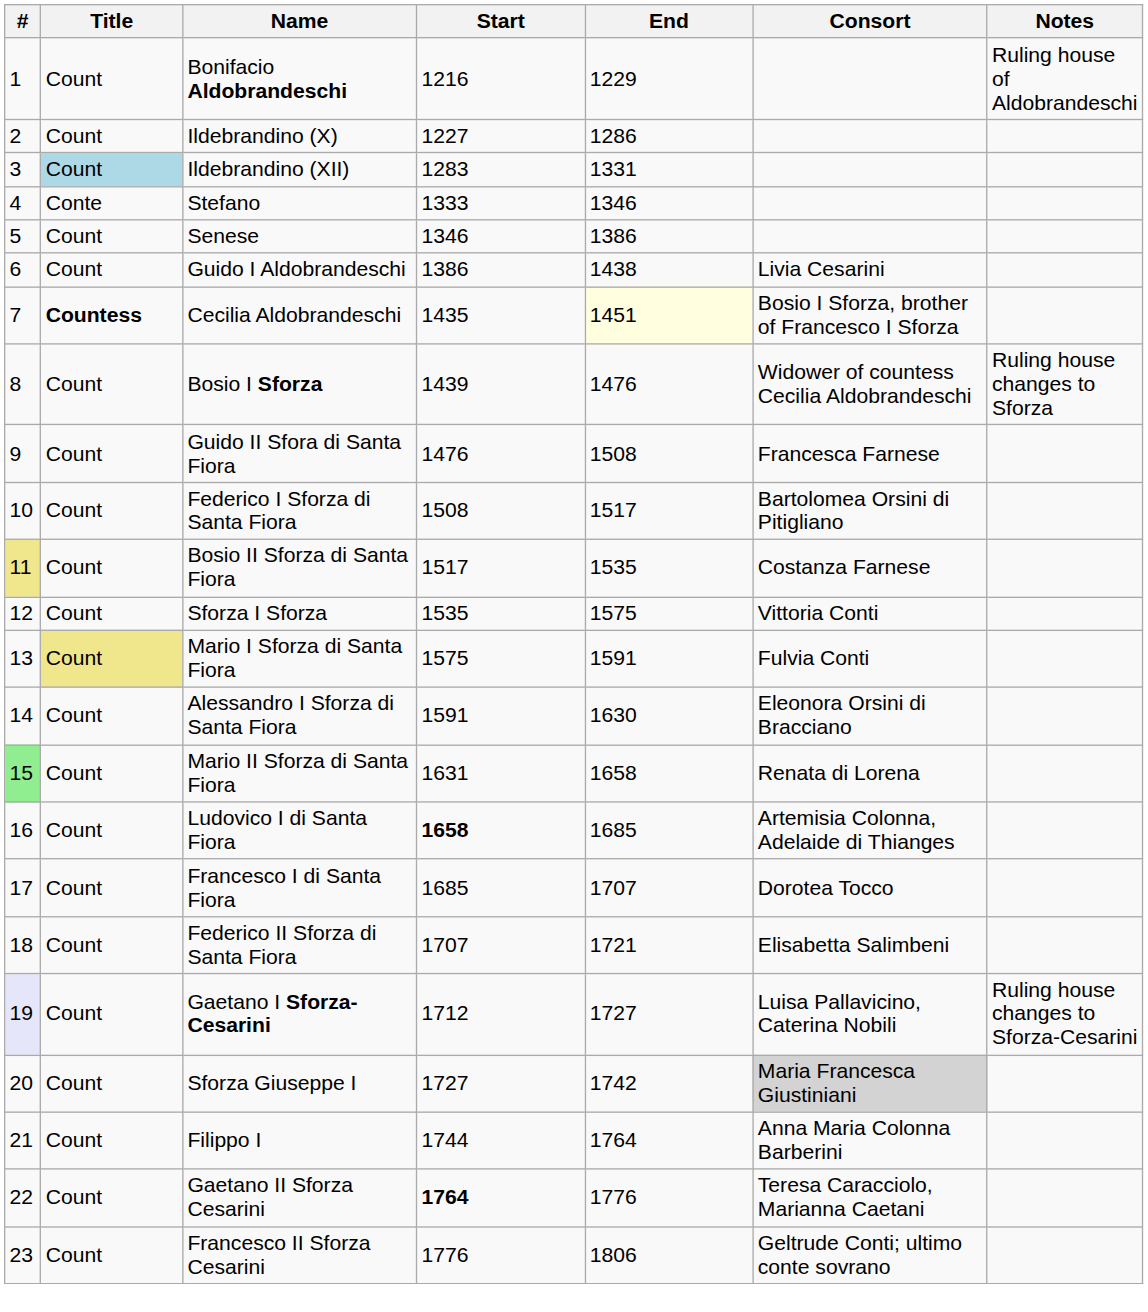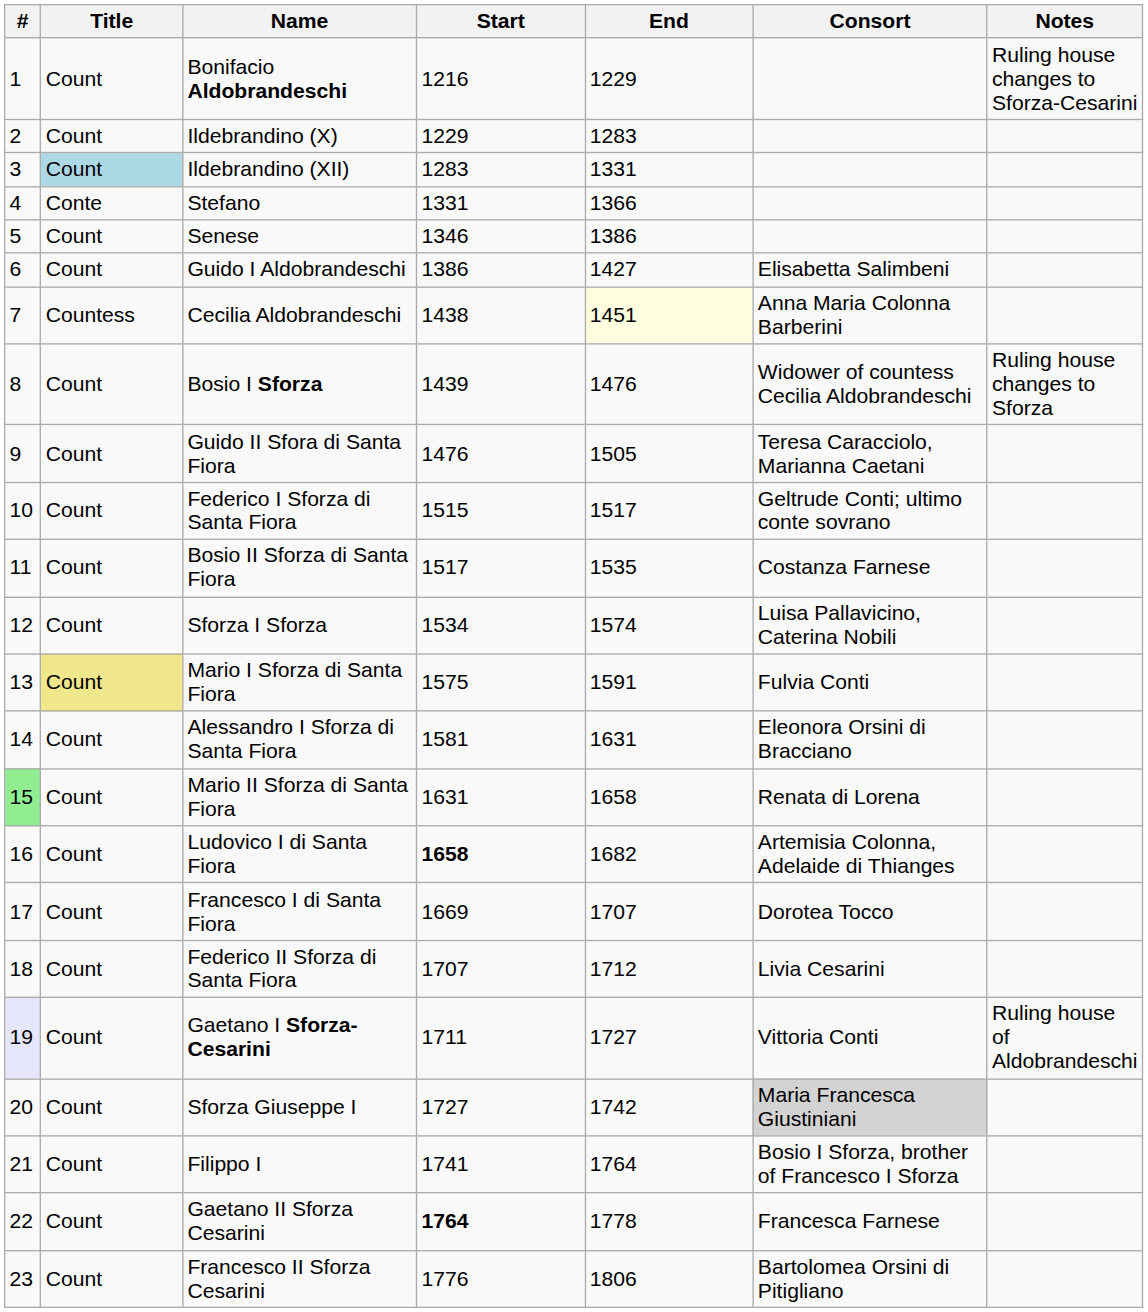(1065, 78) Ruling house of Aldobrandeschi -> (1065, 78) Ruling house changes to Sforza-Cesarini
(445, 135) 1227 -> (445, 135) 1229
(613, 135) 1286 -> (613, 135) 1283
(445, 202) 1333 -> (445, 202) 1331
(613, 202) 1346 -> (613, 202) 1366
(613, 269) 1438 -> (613, 269) 1427
(821, 269) Livia Cesarini -> (853, 269) Elisabetta Salimbeni
(94, 315) bold -> (90, 315) normal
(445, 315) 1435 -> (445, 315) 1438
(863, 315) Bosio I Sforza, brother of Francesco I Sforza -> (854, 315) Anna Maria Colonna Barberini
(613, 453) 1508 -> (613, 453) 1505
(849, 453) Francesca Farnese -> (845, 453) Teresa Caracciolo, Marianna Caetani
(445, 510) 1508 -> (445, 510) 1515
(853, 510) Bartolomea Orsini di Pitigliano -> (860, 510) Geltrude Conti; ultimo conte sovrano
(20, 567) khaki background -> (20, 567) no background
(445, 613) 1535 -> (445, 625) 1534
(613, 613) 1575 -> (613, 625) 1574
(818, 613) Vittoria Conti -> (839, 625) Luisa Pallavicino, Caterina Nobili
(445, 715) 1591 -> (445, 739) 1581
(613, 715) 1630 -> (613, 739) 1631
(613, 830) 1685 -> (613, 854) 1682
(445, 887) 1685 -> (445, 911) 1669
(613, 944) 1721 -> (613, 968) 1712
(853, 944) Elisabetta Salimbeni -> (821, 968) Livia Cesarini
(445, 1014) 1712 -> (444, 1037) 1711
(839, 1014) Luisa Pallavicino, Caterina Nobili -> (818, 1037) Vittoria Conti
(1065, 1014) Ruling house changes to Sforza-Cesarini -> (1065, 1037) Ruling house of Aldobrandeschi
(445, 1140) 1744 -> (445, 1164) 1741
(854, 1140) Anna Maria Colonna Barberini -> (863, 1164) Bosio I Sforza, brother of Francesco I Sforza
(613, 1197) 1776 -> (613, 1221) 1778
(845, 1197) Teresa Caracciolo, Marianna Caetani -> (849, 1221) Francesca Farnese
(860, 1254) Geltrude Conti; ultimo conte sovrano -> (853, 1278) Bartolomea Orsini di Pitigliano
